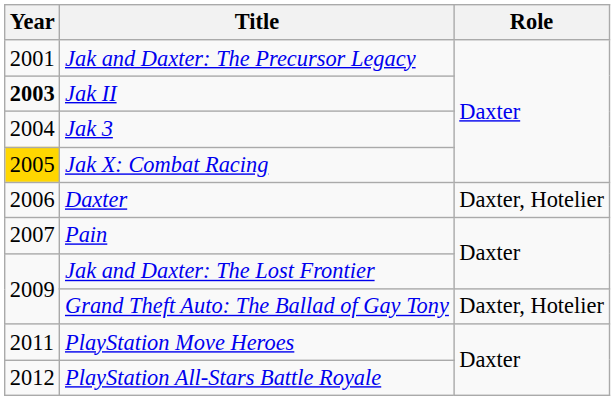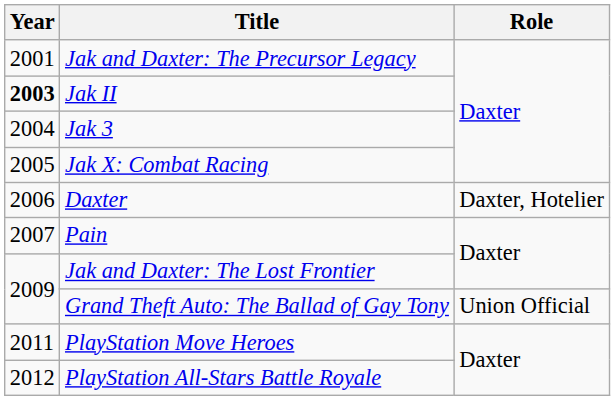(32, 164) gold background -> (32, 164) no background
(532, 306) Daxter, Hotelier -> (525, 306) Union Official
